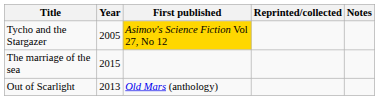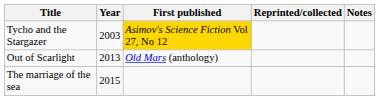(110, 35) 2005 -> (110, 35) 2003
rows swapped: (41, 86) <-> (49, 64)
